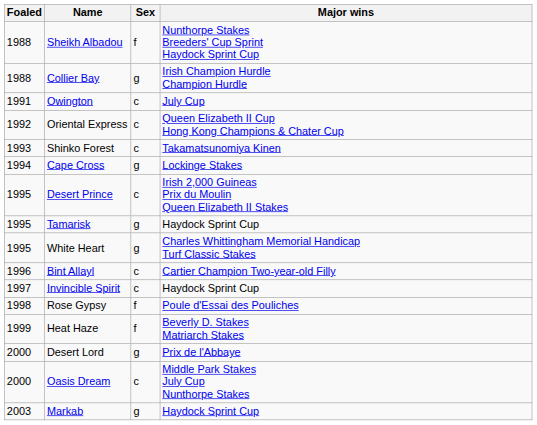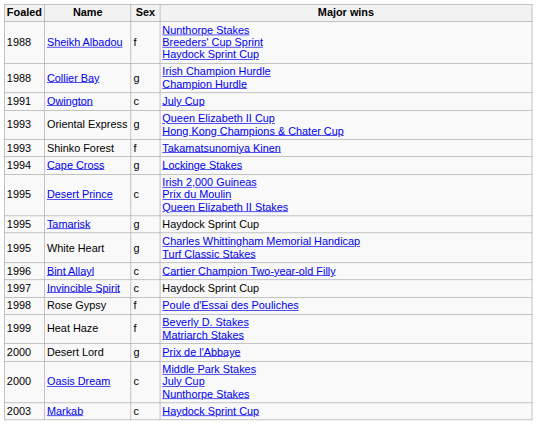(19, 124) 1992 -> (19, 124) 1993
(136, 124) c -> (137, 124) g
(136, 148) c -> (135, 148) f
(137, 411) g -> (136, 411) c
